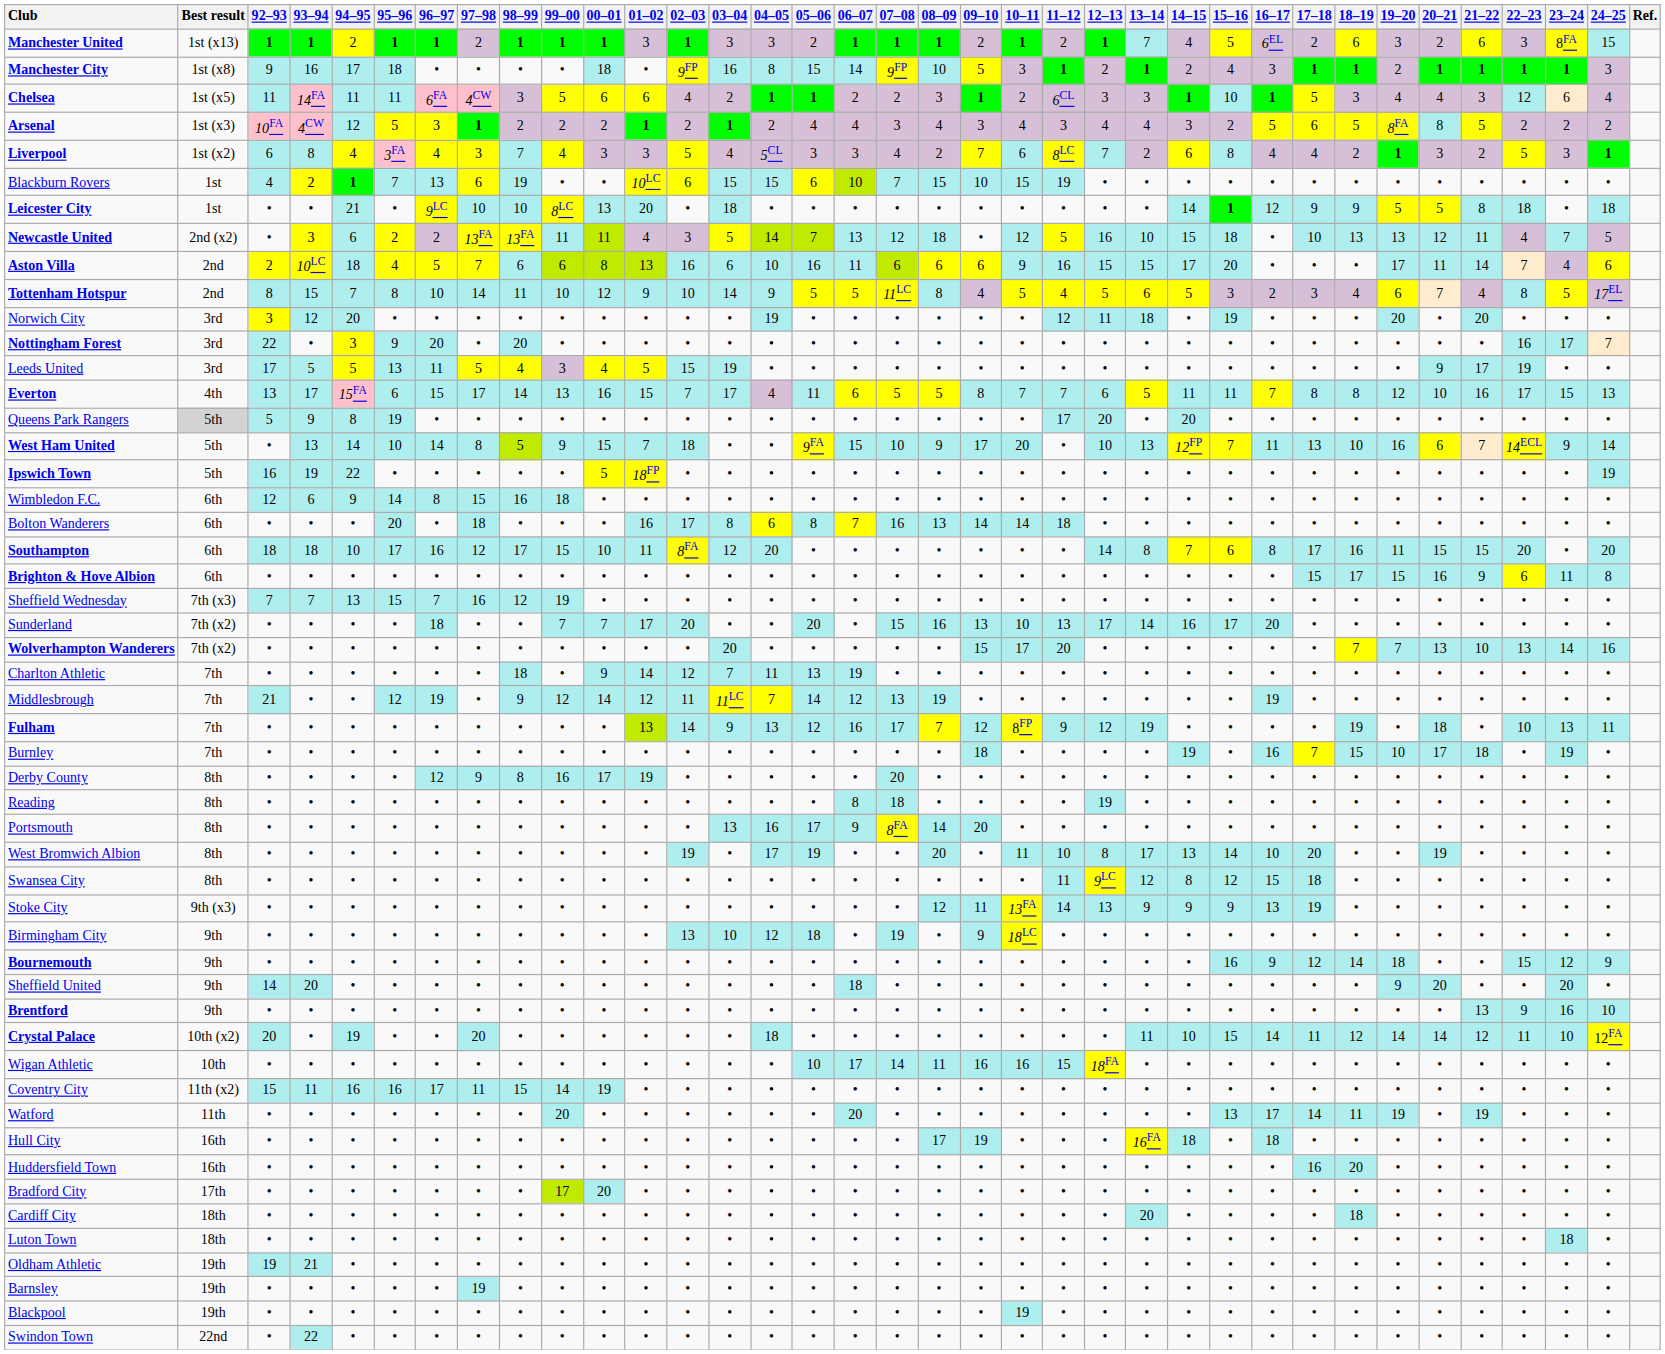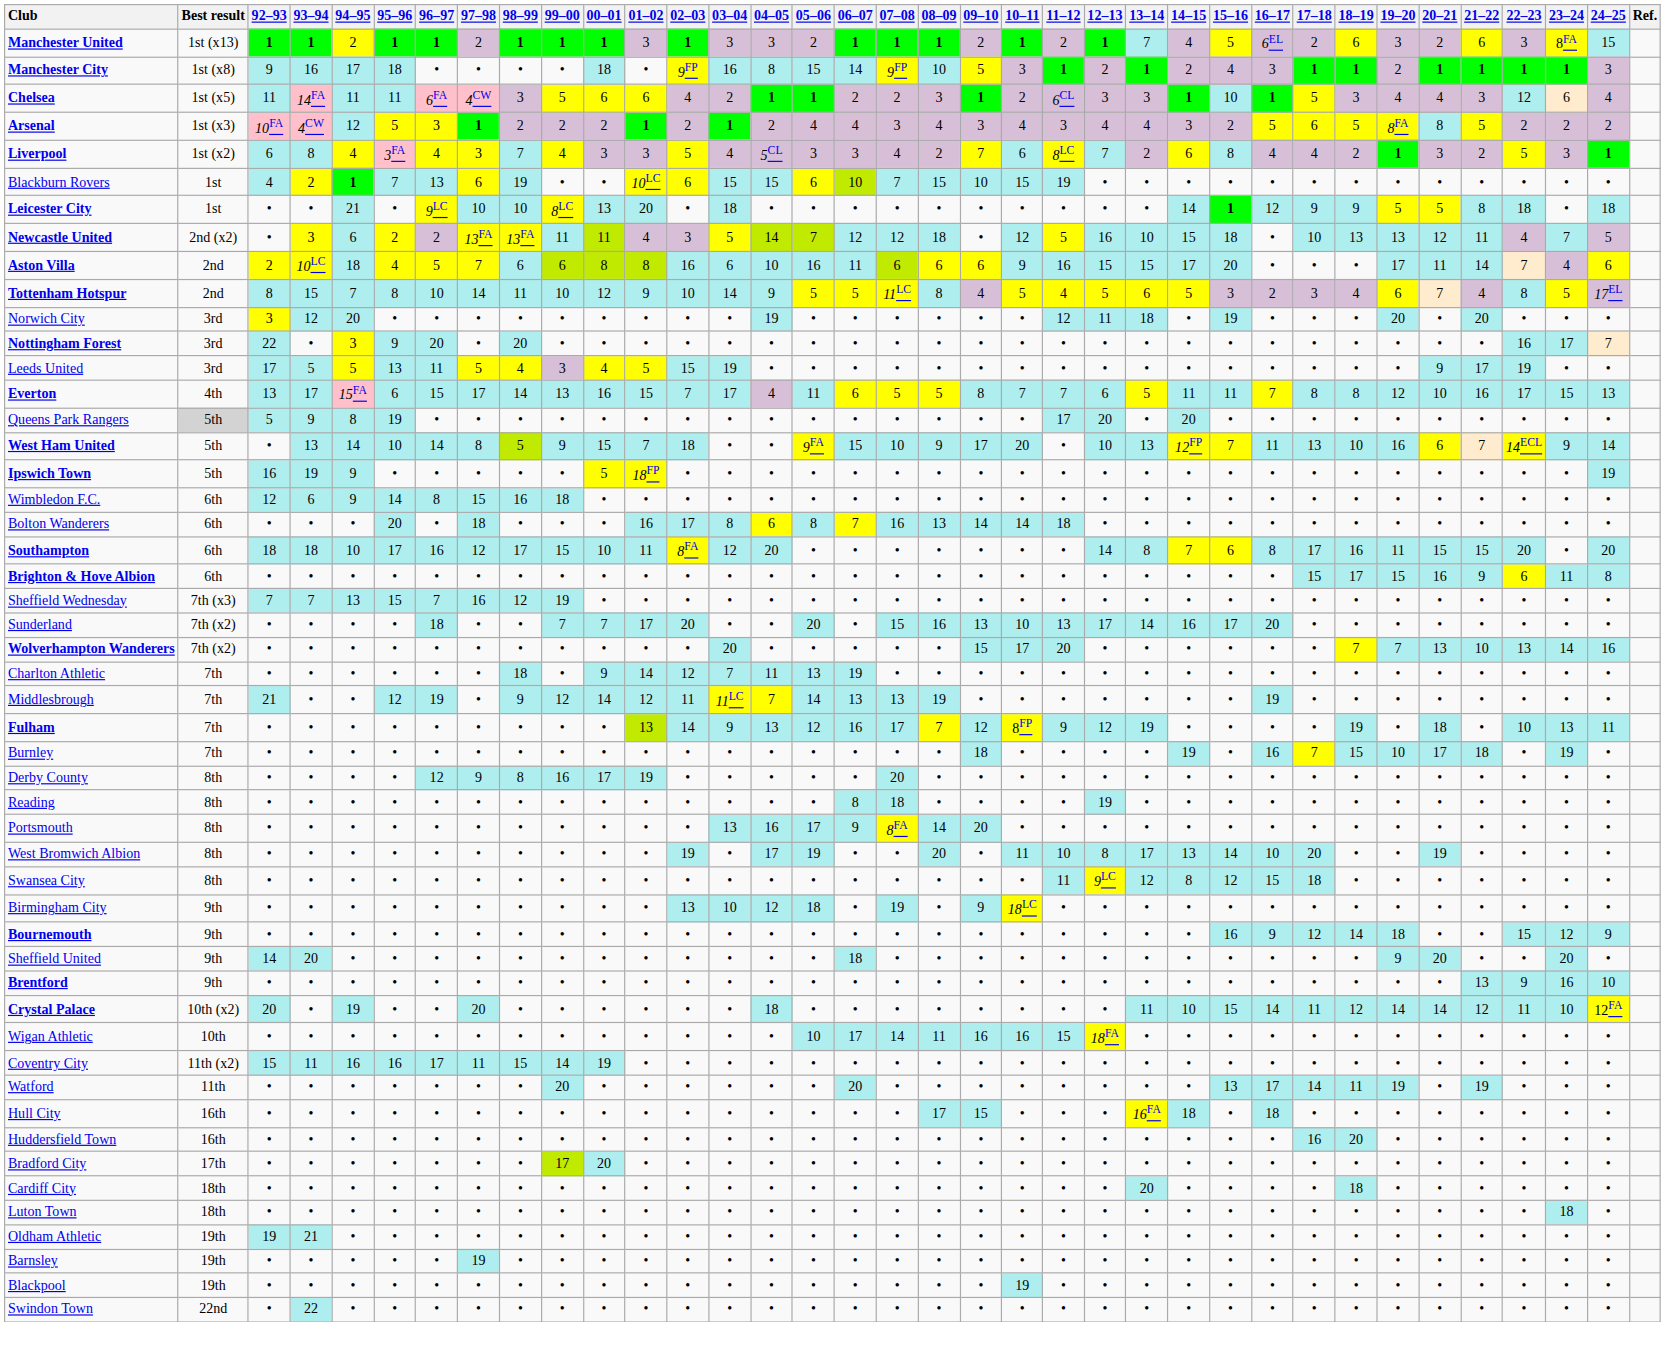(855, 237) 13 -> (855, 237) 12
(646, 265) 13 -> (646, 265) 8
(353, 473) 22 -> (353, 473) 9
(855, 699) 12 -> (855, 699) 13
- row: (38, 908)
(981, 1141) 19 -> (981, 1113) 15
